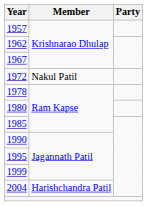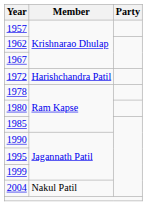(54, 76) Nakul Patil -> (71, 76) Harishchandra Patil
(71, 188) Harishchandra Patil -> (54, 188) Nakul Patil
